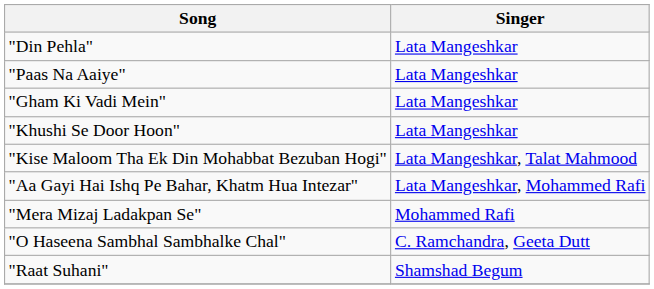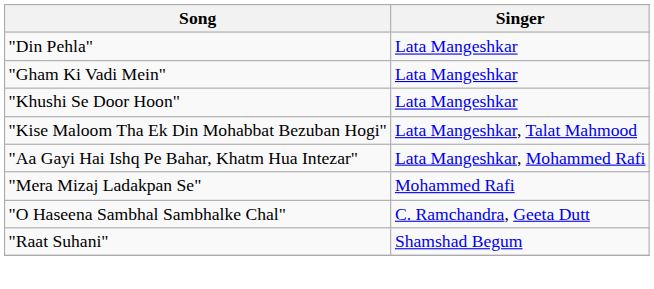- row: (67, 74)
